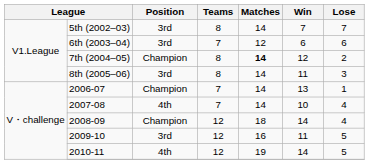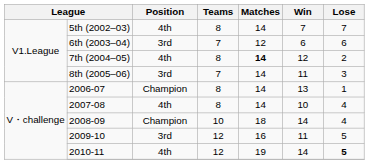(165, 27) 3rd -> (165, 27) 4th
(165, 58) Champion -> (165, 58) 4th
(218, 74) 8 -> (218, 74) 7
(218, 89) 7 -> (218, 89) 8
(218, 105) 7 -> (218, 105) 8
(218, 120) 12 -> (218, 120) 10
(344, 151) normal -> (344, 151) bold
